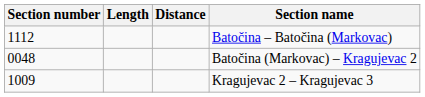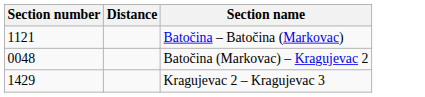- column: (128, 15)
(21, 37) 1112 -> (21, 37) 1121
(21, 80) 1009 -> (21, 80) 1429
